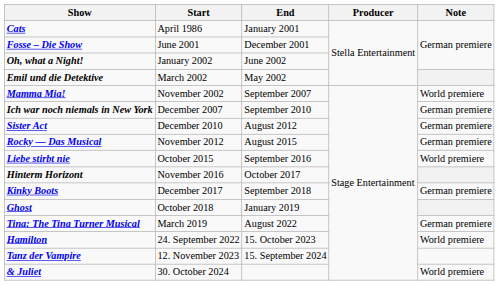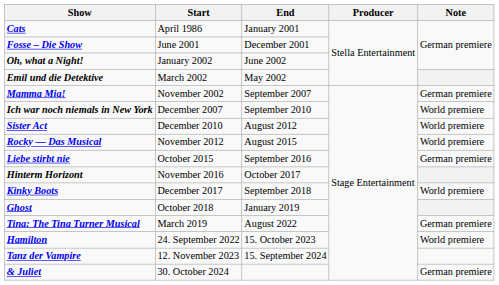(452, 93) World premiere -> (456, 93) German premiere
(456, 110) German premiere -> (452, 110) World premiere
(456, 126) German premiere -> (452, 126) World premiere
(456, 142) German premiere -> (452, 142) World premiere
(452, 158) World premiere -> (456, 158) German premiere
(456, 191) German premiere -> (452, 191) World premiere
(452, 272) World premiere -> (456, 272) German premiere
